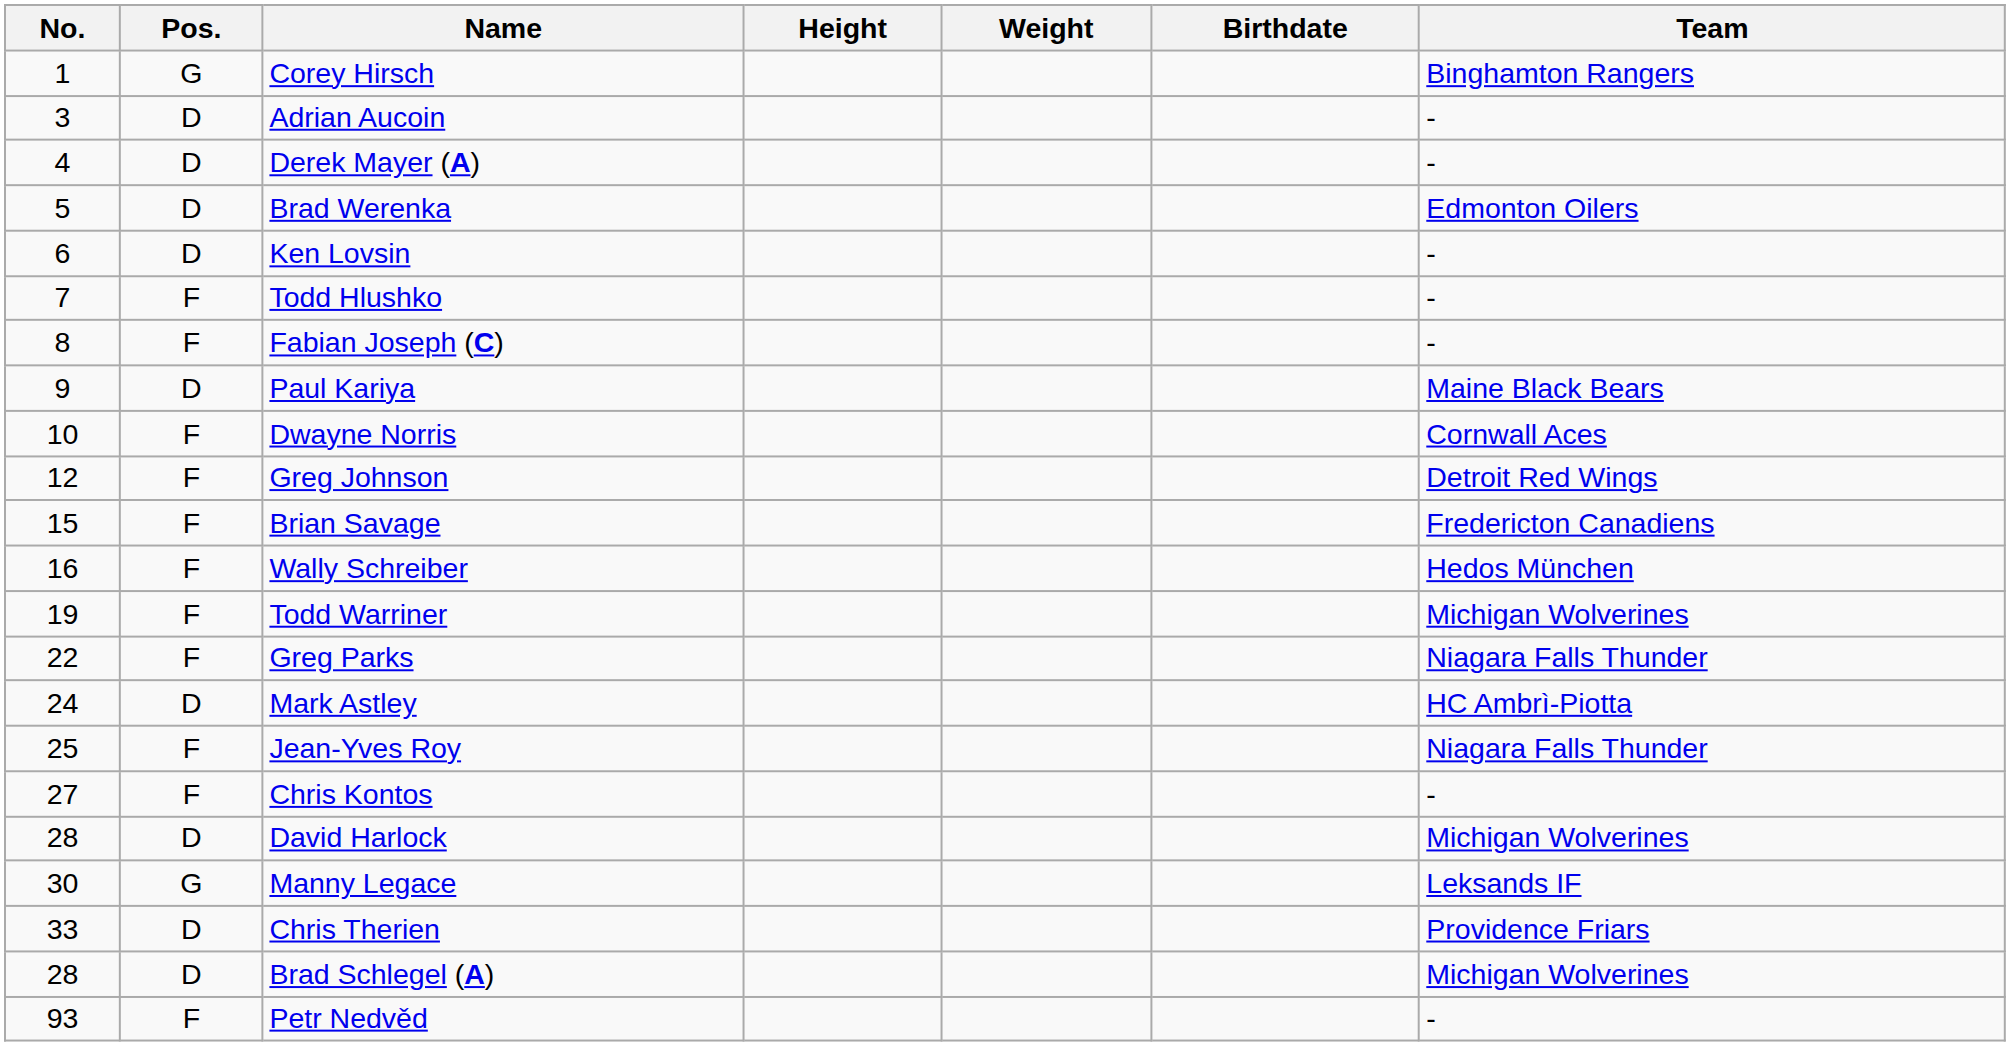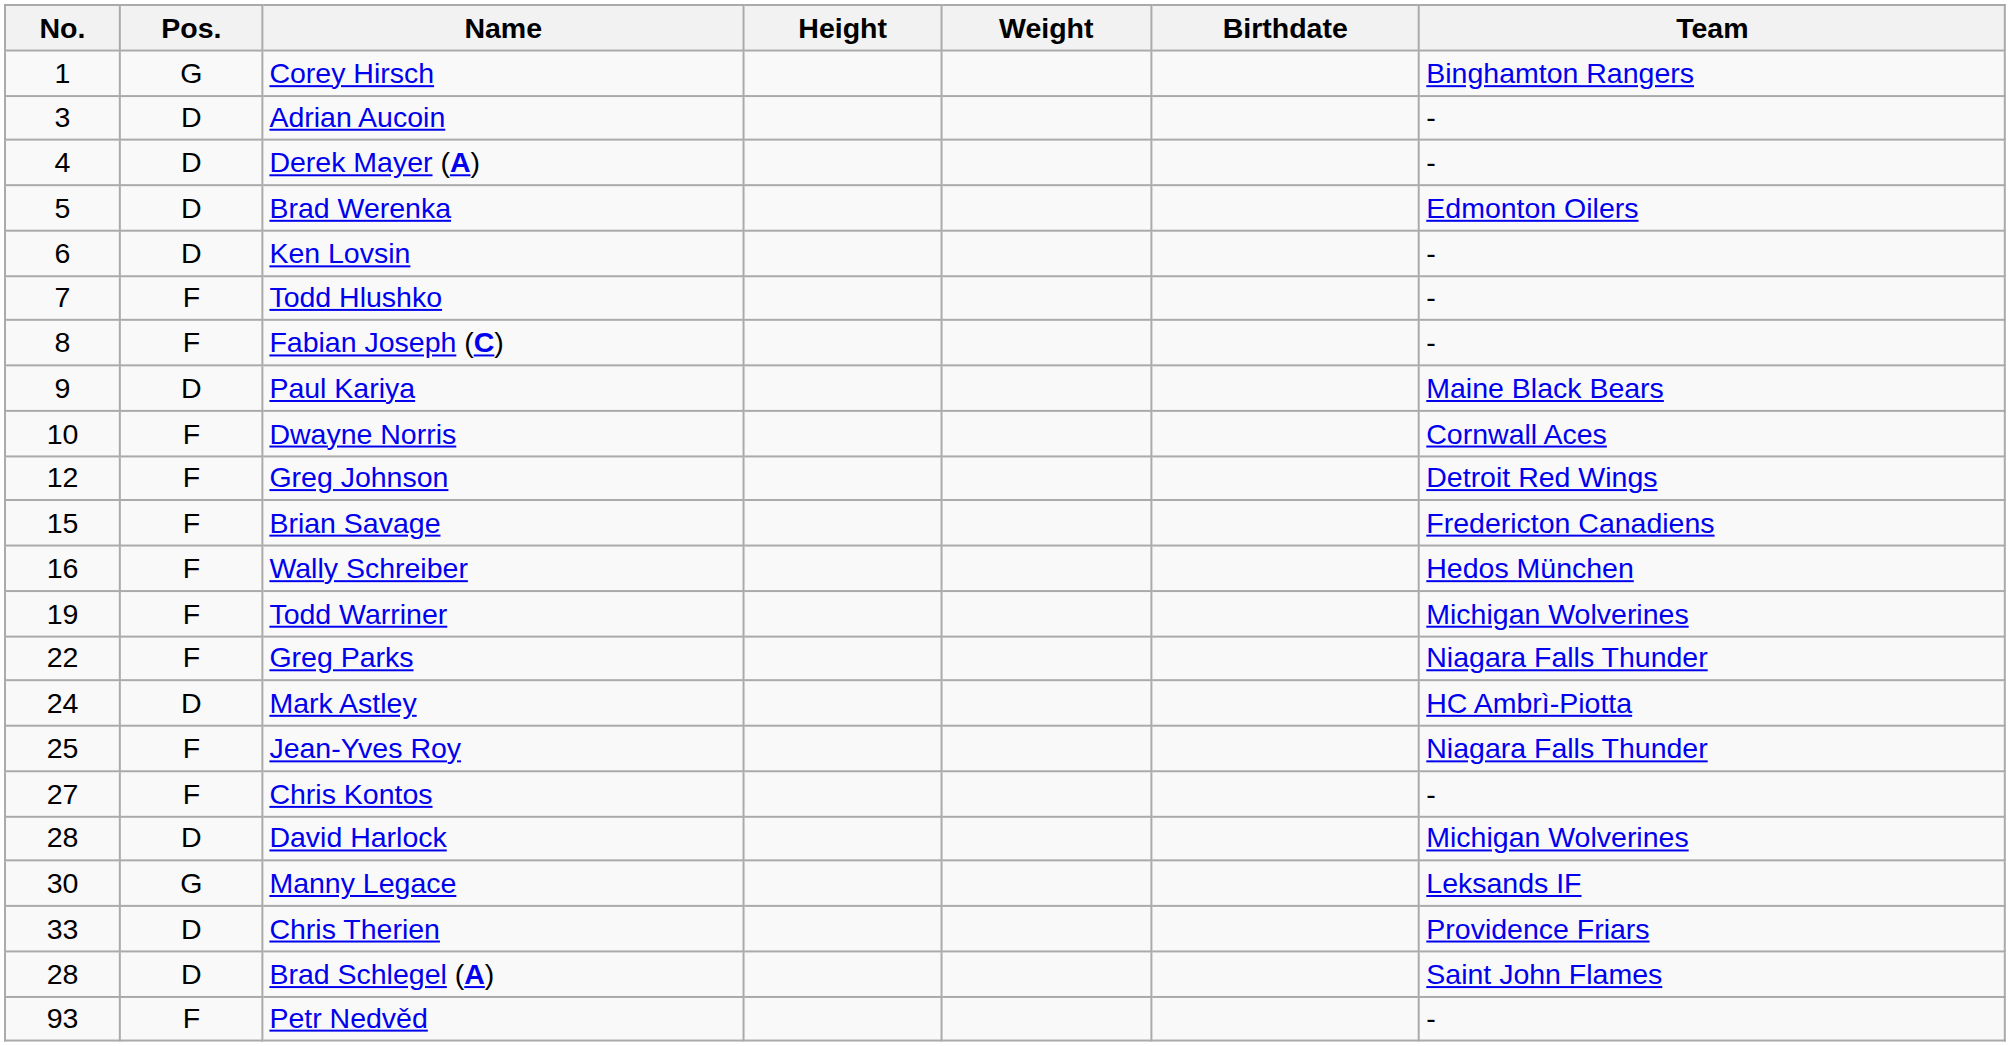(1557, 974) Michigan Wolverines -> (1544, 974) Saint John Flames
